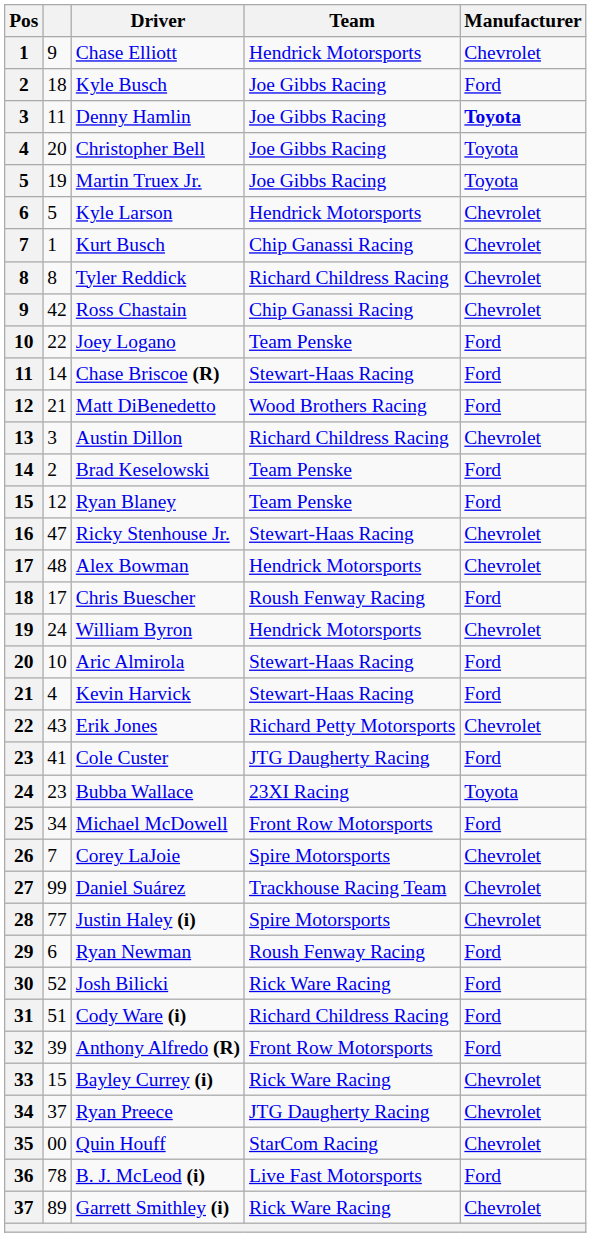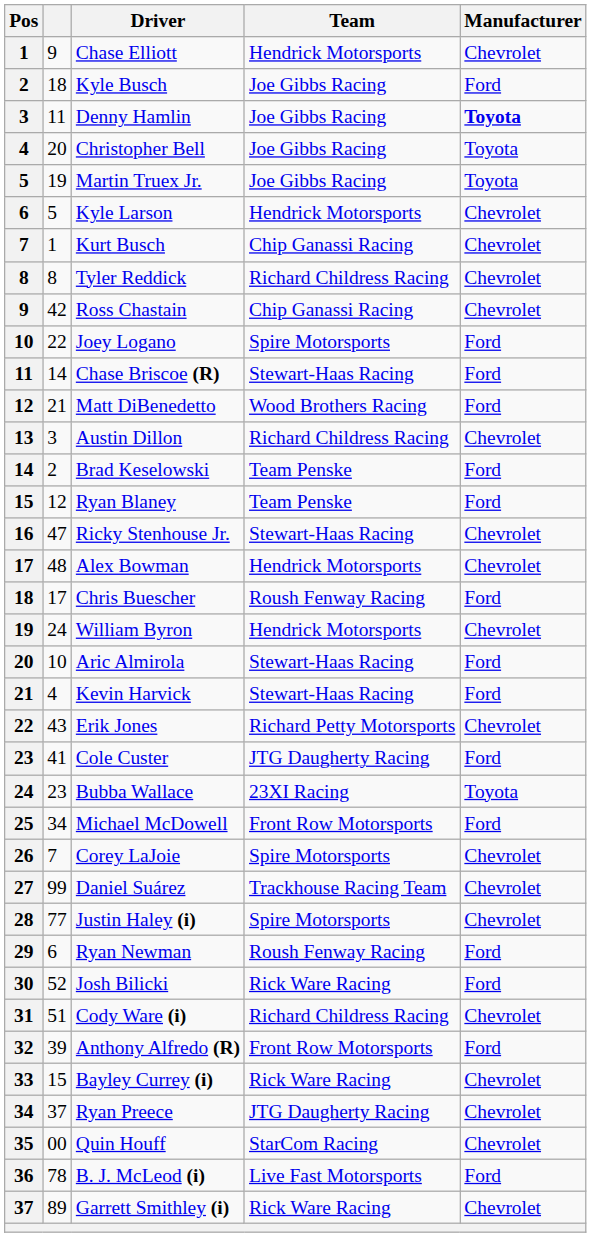(300, 341) Team Penske -> (320, 341) Spire Motorsports
(483, 1015) Ford -> (503, 1015) Chevrolet
